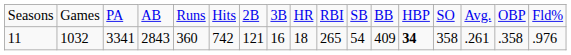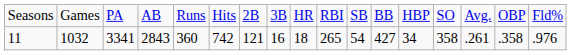(385, 38) 409 -> (385, 38) 427
(409, 38) bold -> (409, 38) normal
